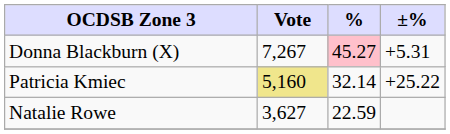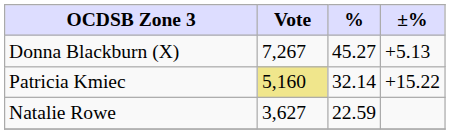(354, 50) pink background -> (354, 50) no background
(408, 50) +5.31 -> (408, 50) +5.13
(412, 81) +25.22 -> (412, 81) +15.22
